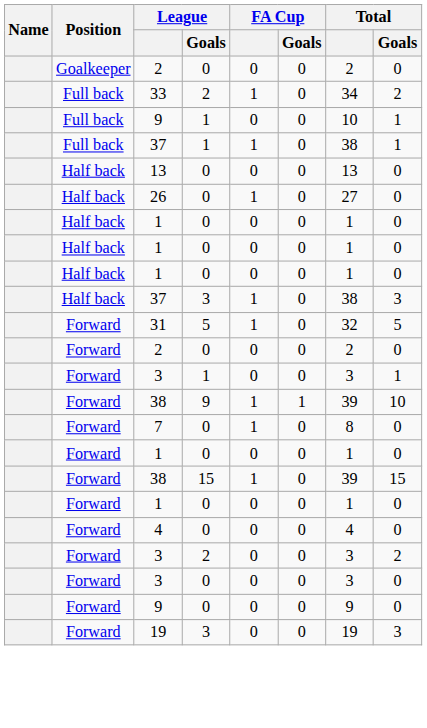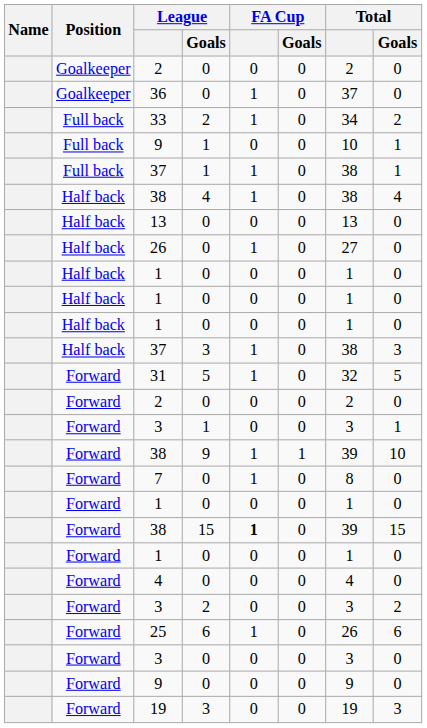+ row: (158, 94)
+ row: (158, 196)
(254, 478) normal -> (254, 529) bold
+ row: (158, 632)
